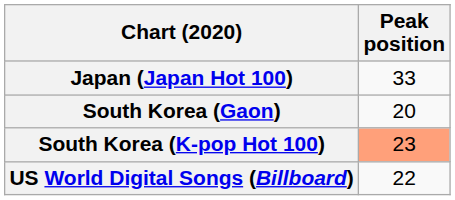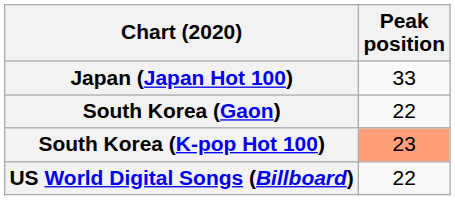(404, 111) 20 -> (404, 111) 22
